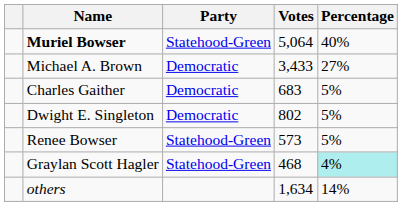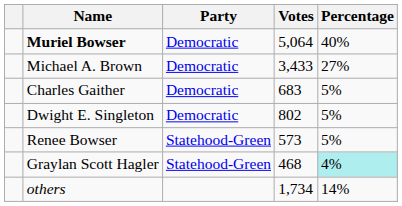(218, 41) Statehood-Green -> (202, 41) Democratic
(296, 189) 1,634 -> (296, 189) 1,734
